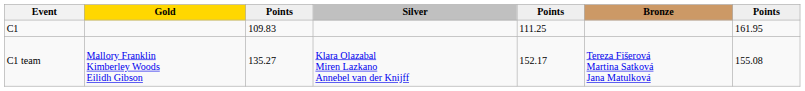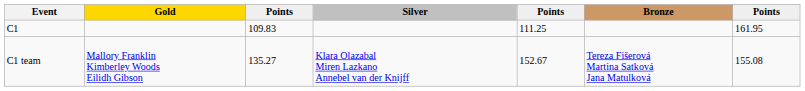(533, 61) 152.17 -> (533, 61) 152.67
